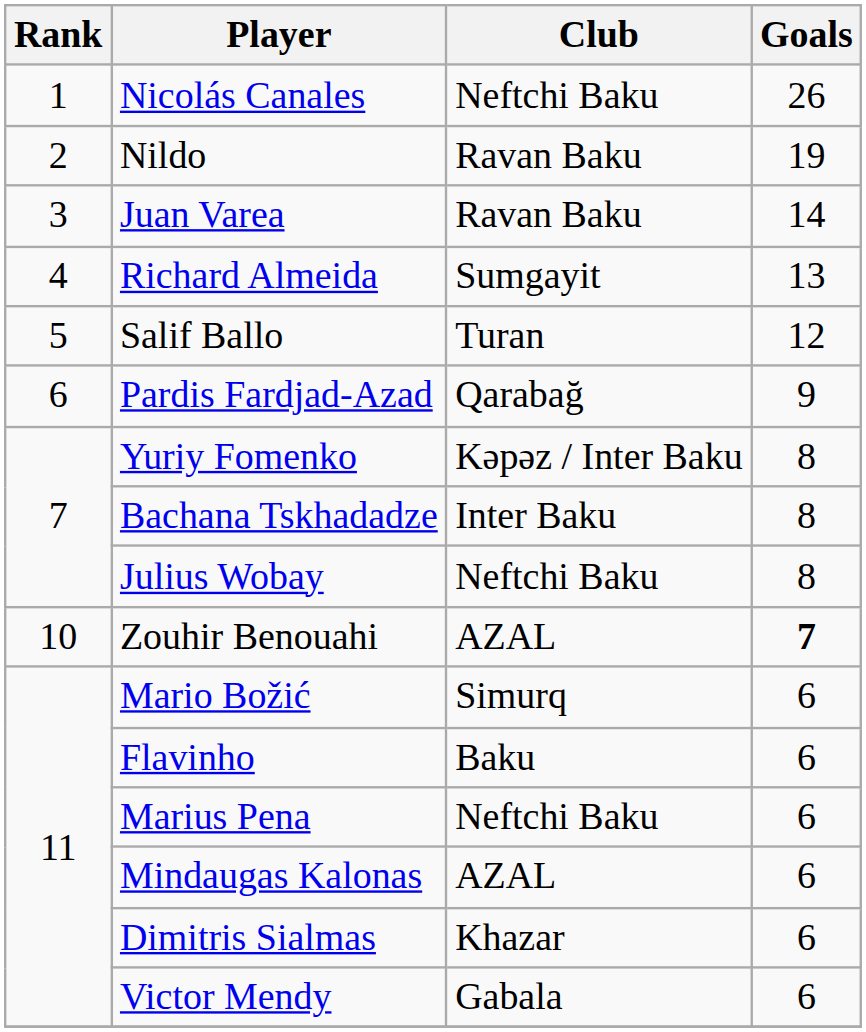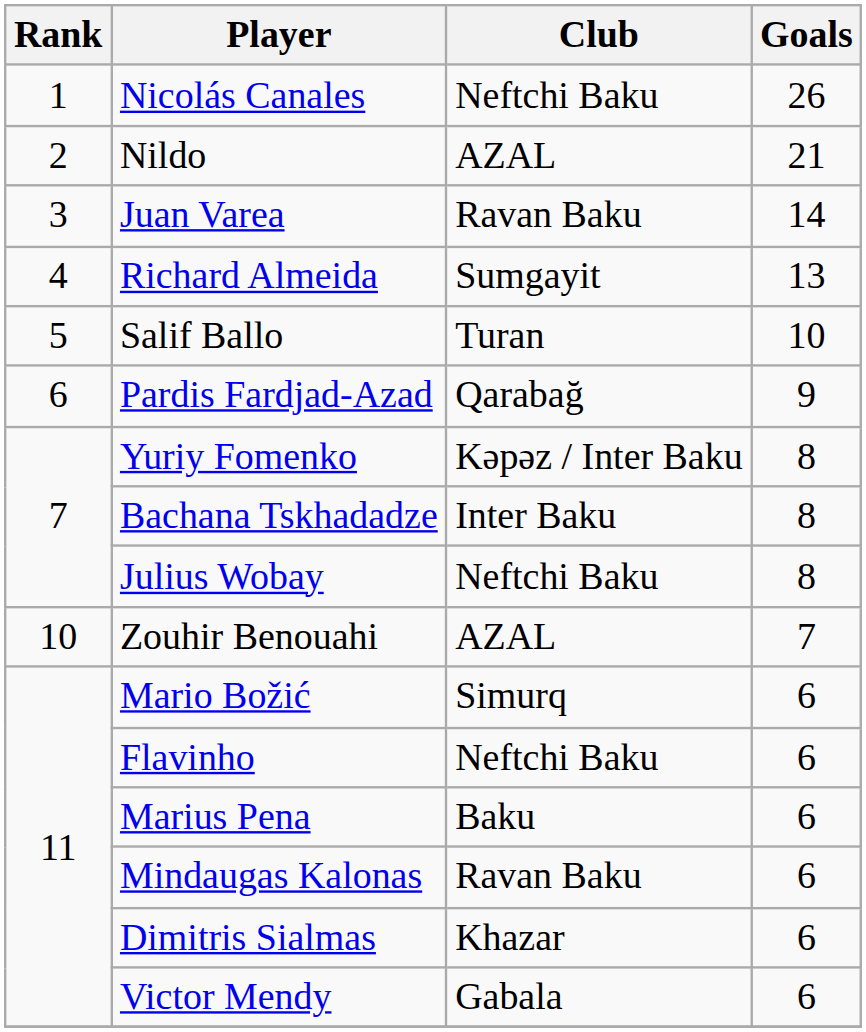(548, 154) Ravan Baku -> (506, 154) AZAL
(806, 154) 19 -> (806, 154) 21
(806, 335) 12 -> (806, 335) 10
(806, 635) bold -> (806, 635) normal
(495, 756) Baku -> (557, 756) Neftchi Baku
(557, 816) Neftchi Baku -> (495, 816) Baku
(506, 876) AZAL -> (548, 876) Ravan Baku
